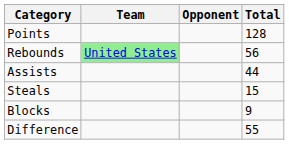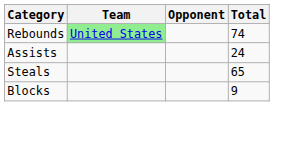- row: (29, 33)
(252, 53) 56 -> (238, 33) 74
(252, 72) 44 -> (238, 53) 24
(252, 91) 15 -> (238, 72) 65
- row: (43, 130)
